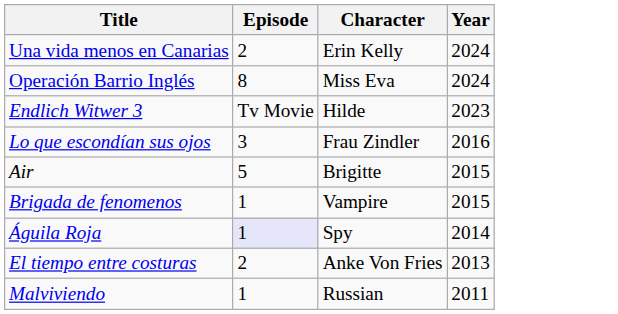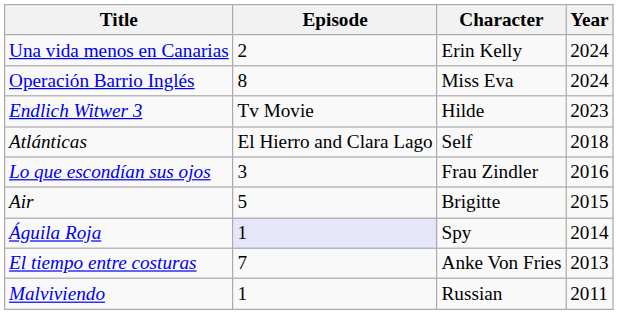+ row: (48, 141)
- row: (95, 202)
(242, 263) 2 -> (242, 263) 7
